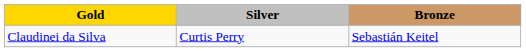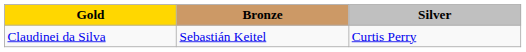columns swapped: (263, 15) <-> (435, 15)
